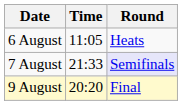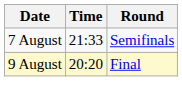- row: (35, 40)
(142, 64) lavender background -> (142, 40) no background
